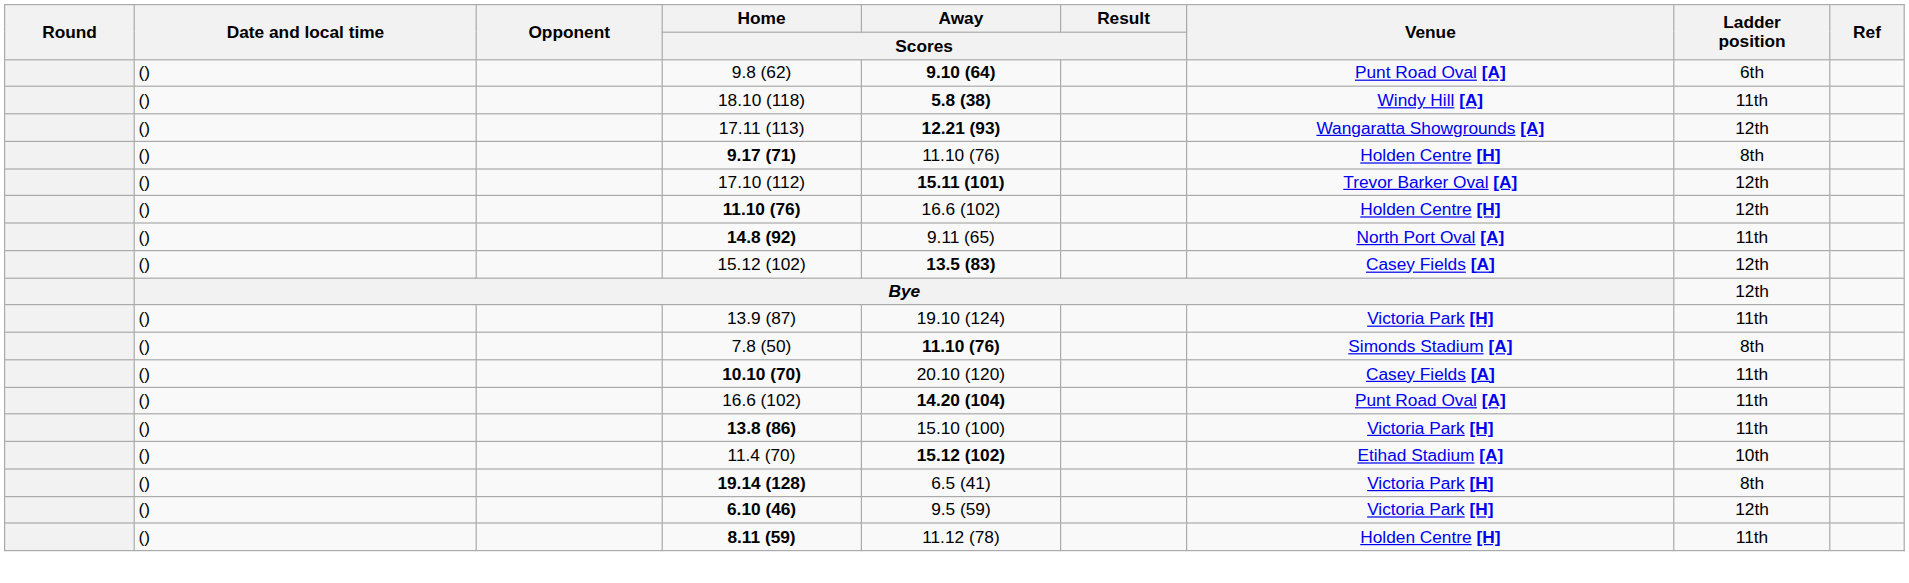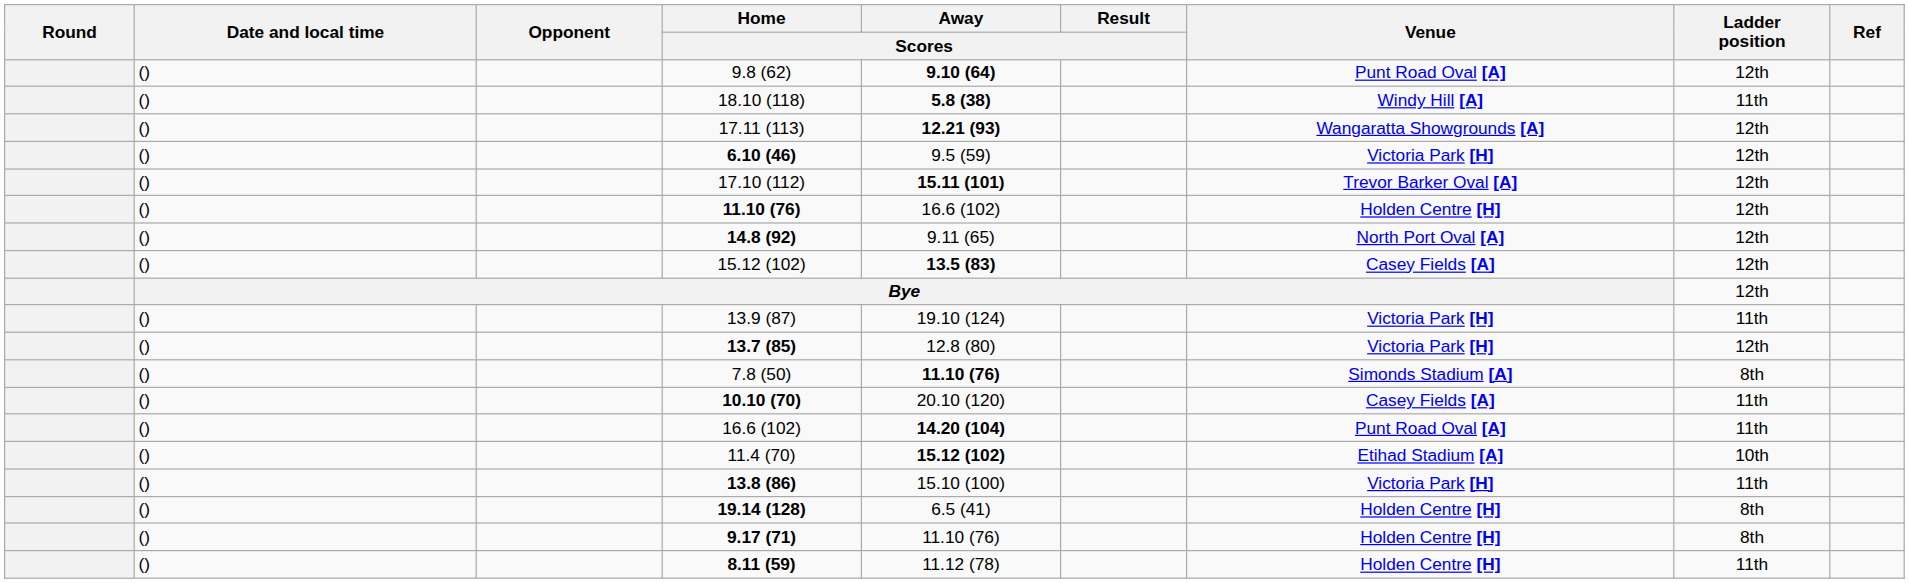(1752, 73) 6th -> (1752, 73) 12th
rows swapped: (762, 510) <-> (762, 155)
(1752, 237) 11th -> (1752, 237) 12th
+ row: (762, 346)
rows swapped: (762, 428) <-> (762, 455)
(1430, 483) Victoria Park [H] -> (1430, 510) Holden Centre [H]
